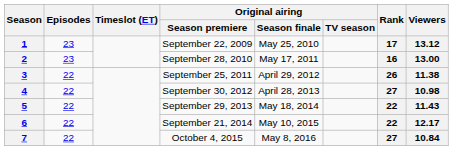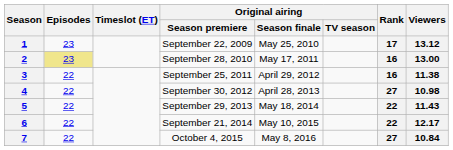(69, 59) no background -> (69, 59) khaki background
(392, 75) 26 -> (392, 75) 16
